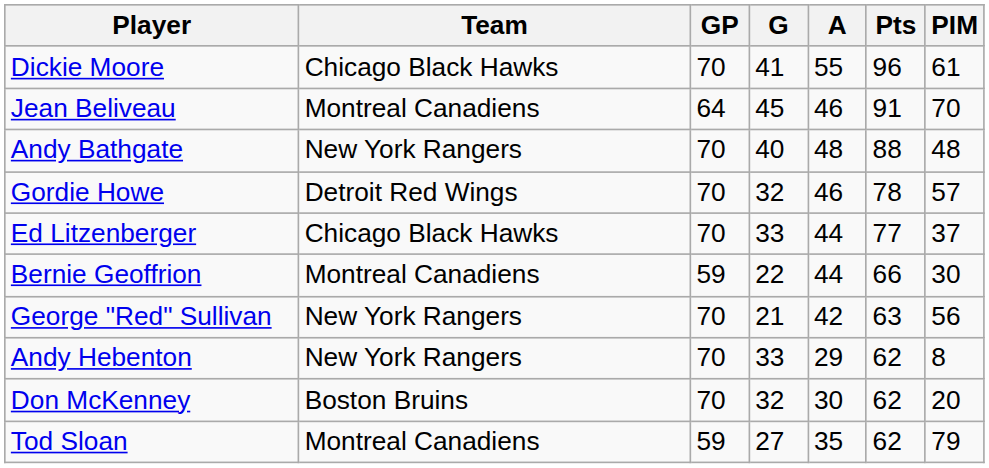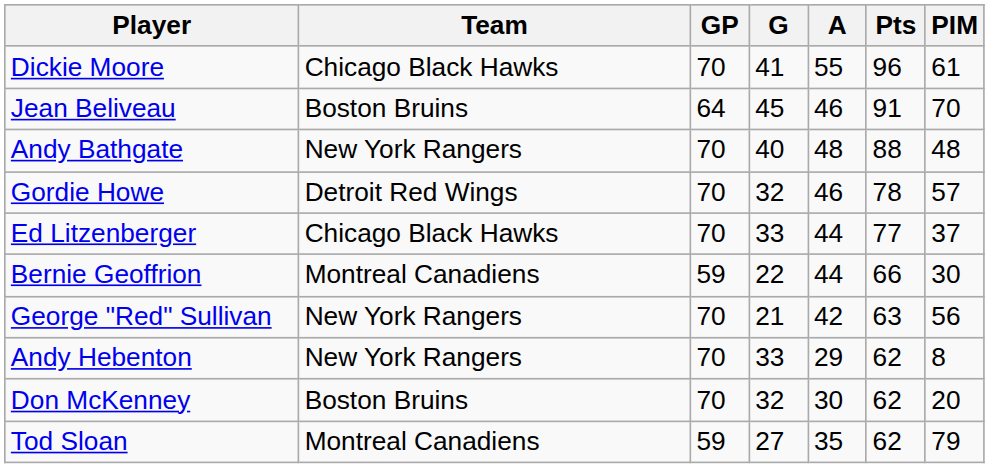(422, 108) Montreal Canadiens -> (386, 108) Boston Bruins
